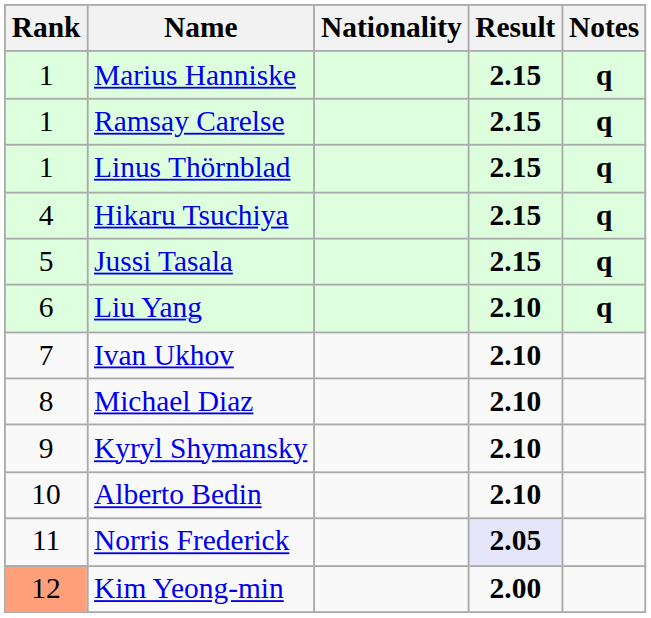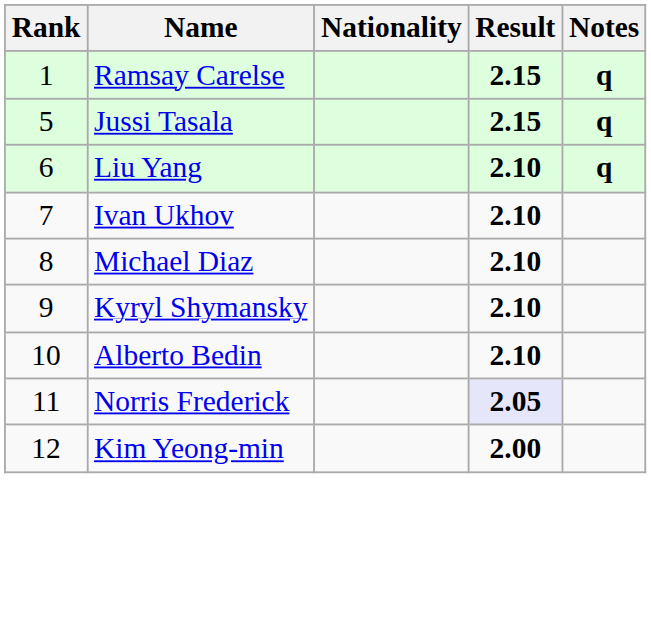- row: (195, 74)
- row: (192, 167)
- row: (191, 214)
(46, 588) lightsalmon background -> (46, 448) no background
